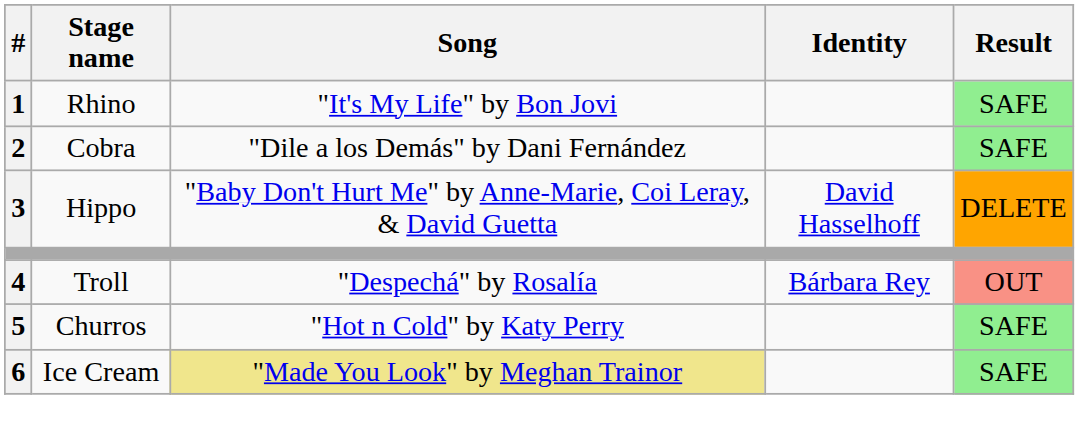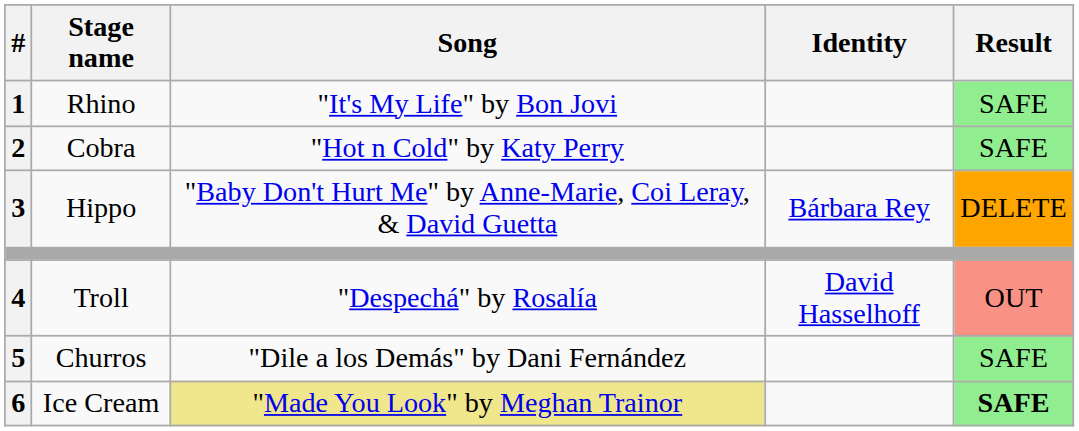(467, 147) "Dile a los Demás" by Dani Fernández -> (467, 147) "Hot n Cold" by Katy Perry
(859, 208) David Hasselhoff -> (859, 208) Bárbara Rey
(859, 281) Bárbara Rey -> (859, 297) David Hasselhoff
(467, 326) "Hot n Cold" by Katy Perry -> (467, 358) "Dile a los Demás" by Dani Fernández
(1014, 371) normal -> (1014, 402) bold
